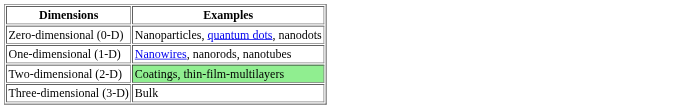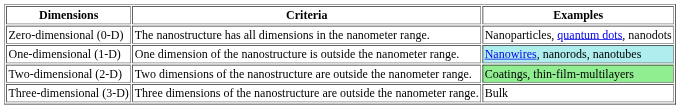+ column: (307, 15)
(213, 54) no background -> (563, 54) paleturquoise background
